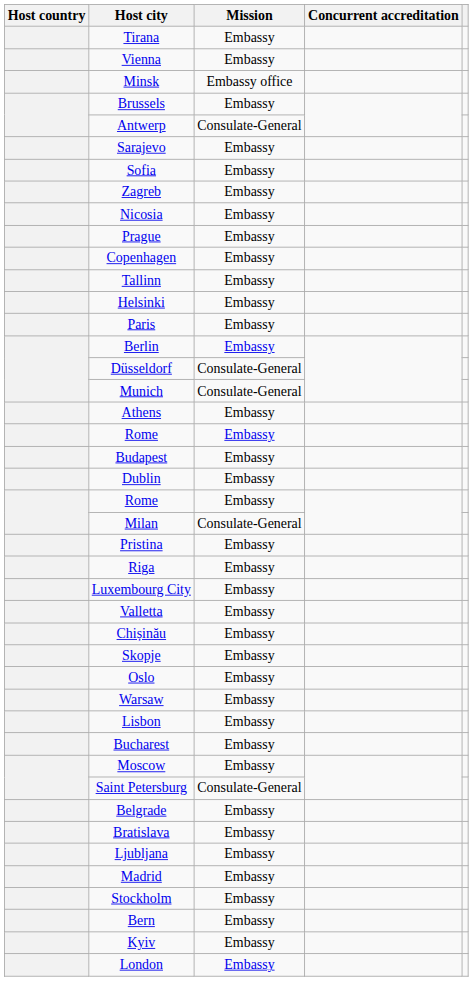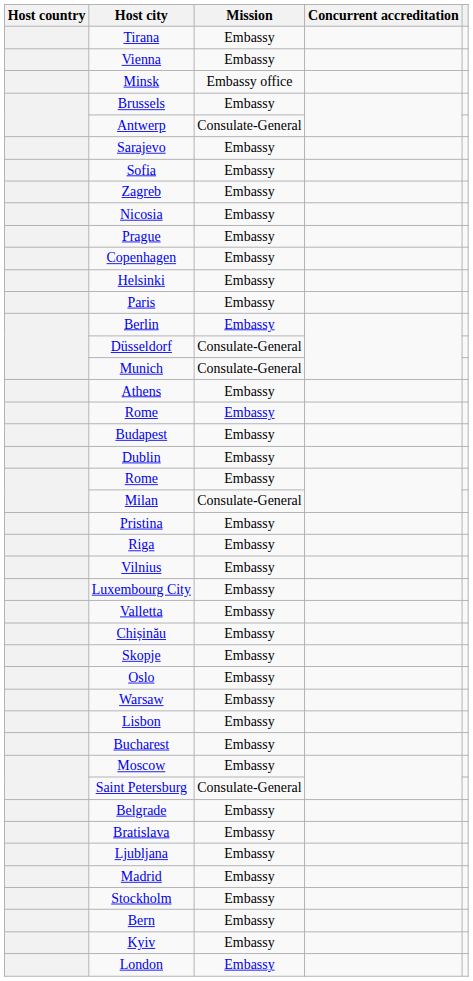- row: (141, 280)
+ row: (141, 567)
